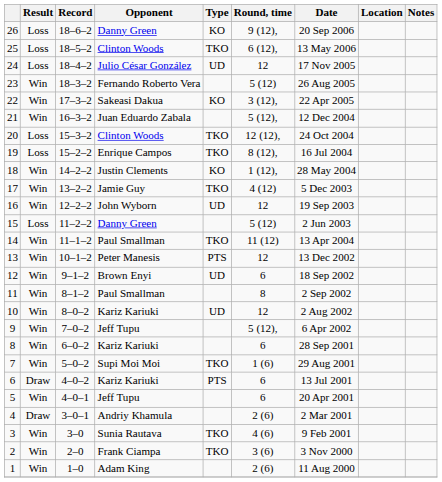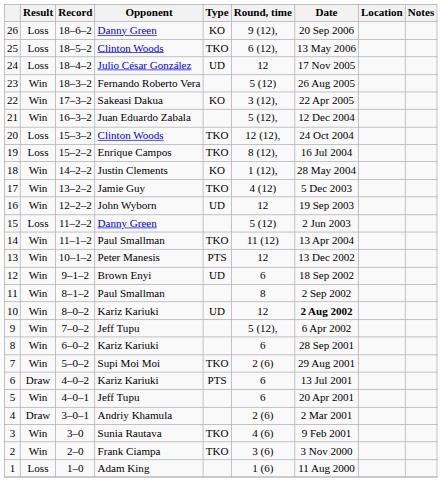(326, 310) normal -> (326, 310) bold
(263, 363) 1 (6) -> (263, 363) 2 (6)
(38, 468) Win -> (38, 468) Loss
(263, 468) 2 (6) -> (263, 468) 1 (6)
